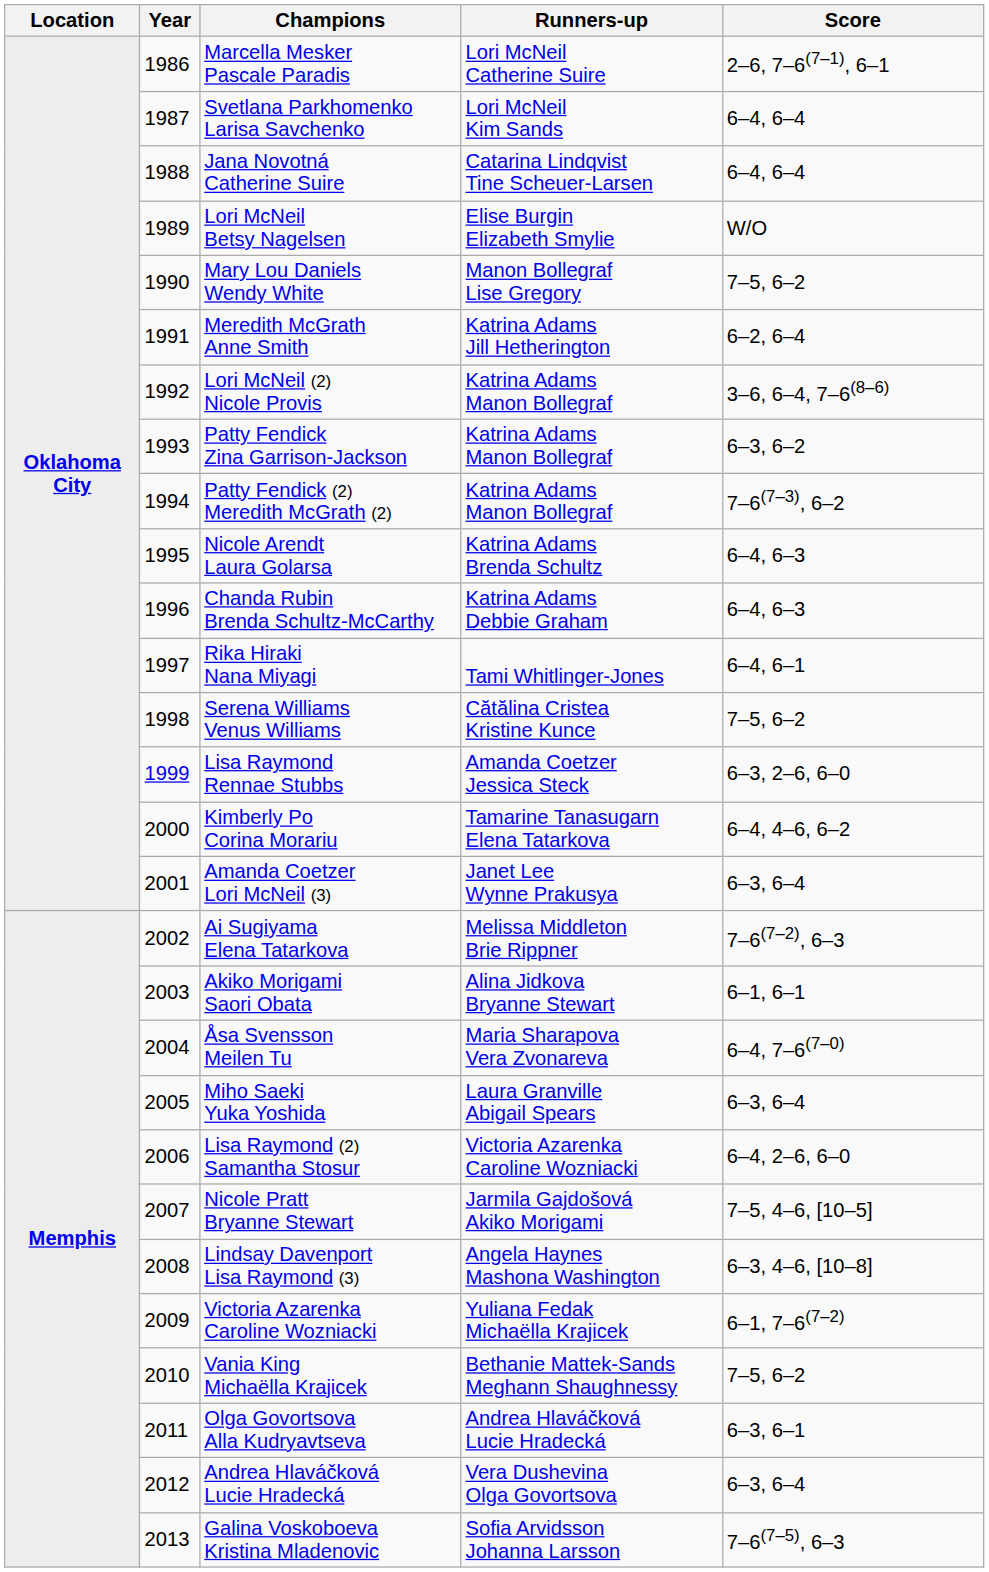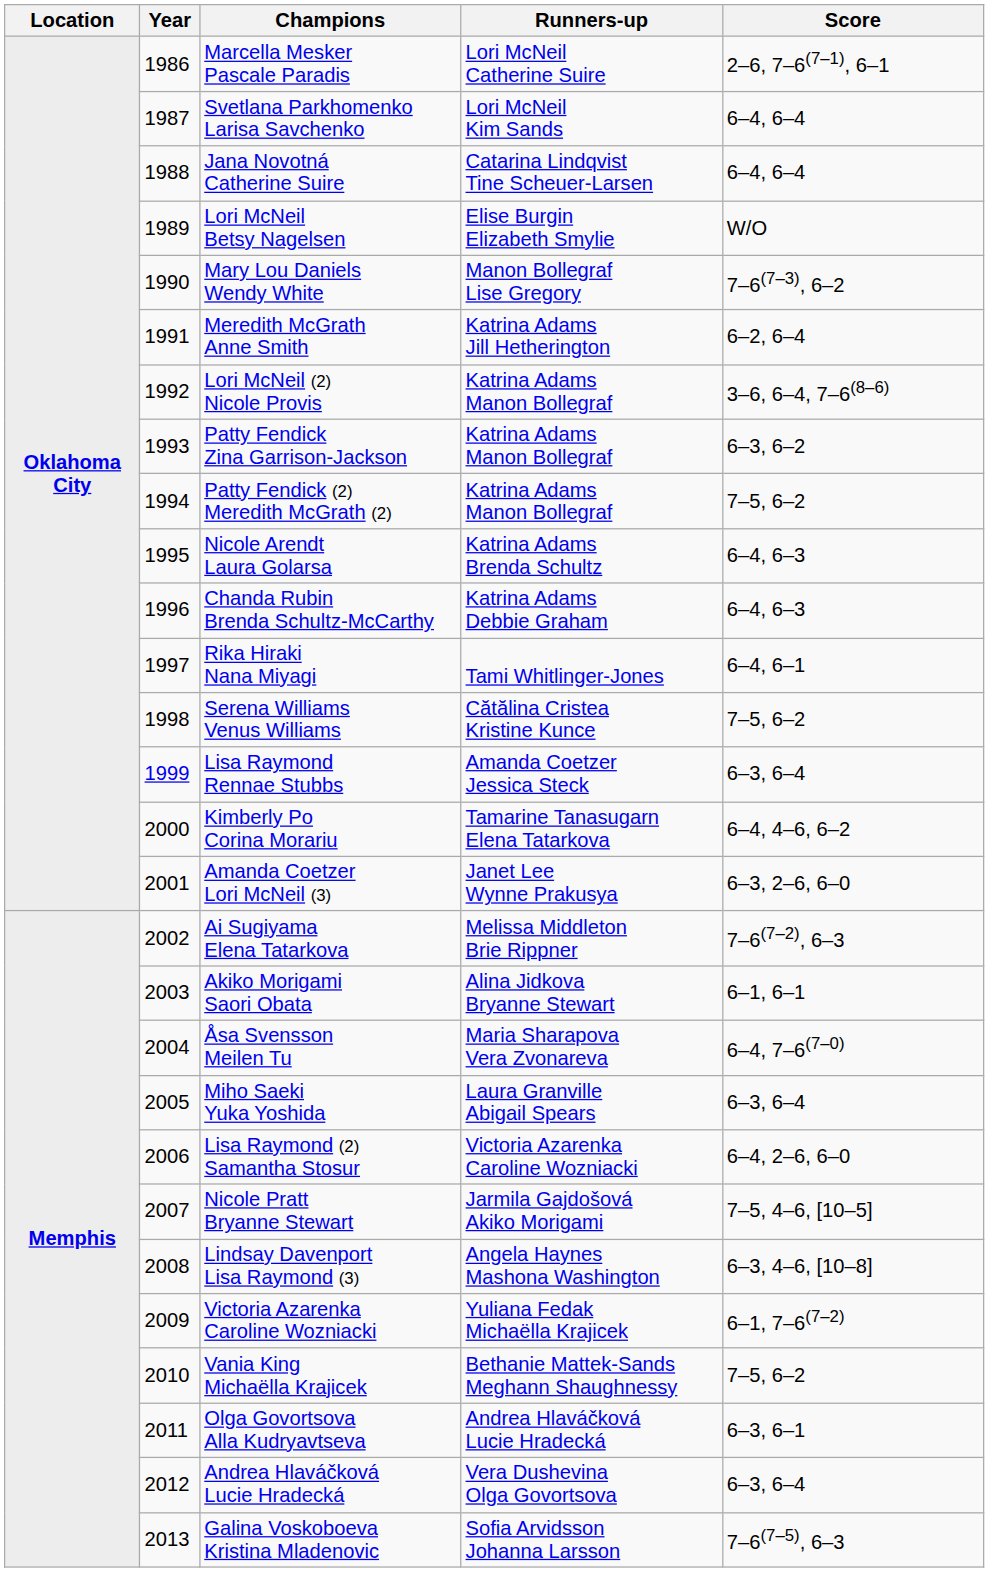(766, 282) 7–5, 6–2 -> (786, 282) 7–6(7–3), 6–2
(786, 501) 7–6(7–3), 6–2 -> (766, 501) 7–5, 6–2
(789, 774) 6–3, 2–6, 6–0 -> (766, 774) 6–3, 6–4
(766, 883) 6–3, 6–4 -> (789, 883) 6–3, 2–6, 6–0
